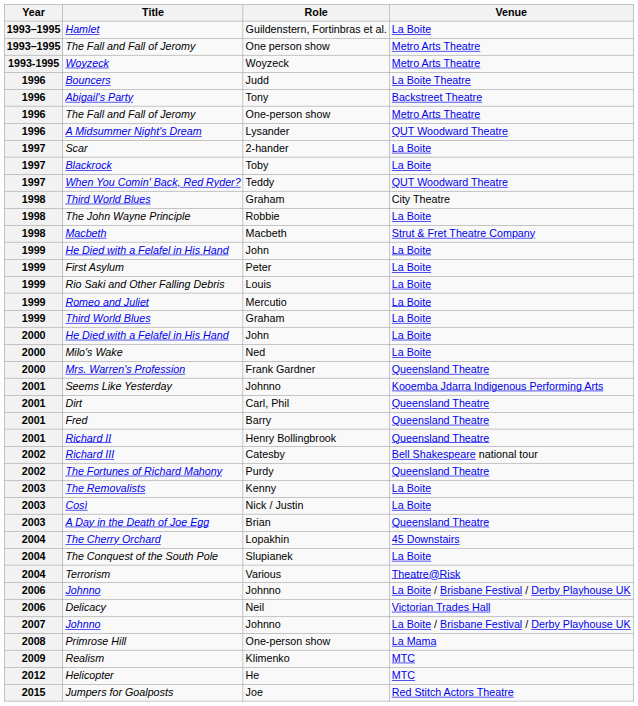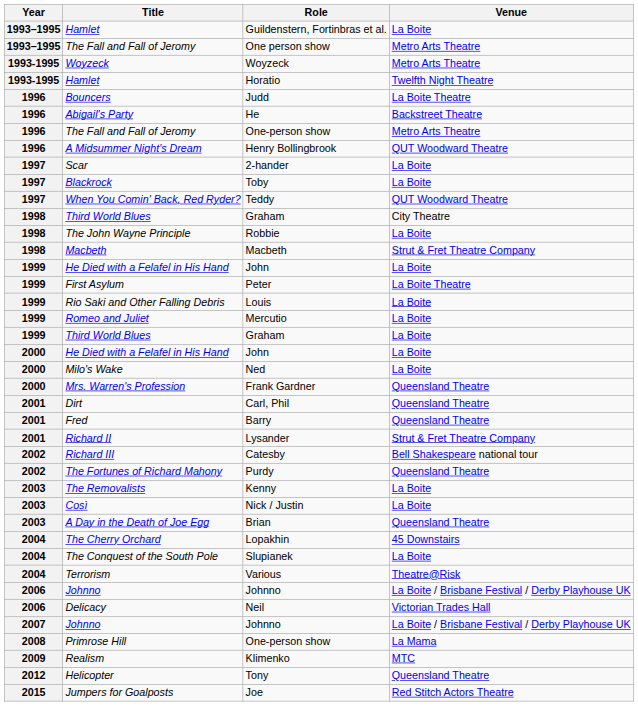+ row: (34, 81)
(257, 98) Tony -> (252, 115) He
(267, 132) Lysander -> (291, 149) Henry Bollingbrook
(411, 268) La Boite -> (431, 285) La Boite Theatre
- row: (34, 387)
(291, 438) Henry Bollingbrook -> (267, 438) Lysander
(441, 438) Queensland Theatre -> (463, 438) Strut & Fret Theatre Company
(252, 676) He -> (257, 676) Tony
(403, 676) MTC -> (441, 676) Queensland Theatre
